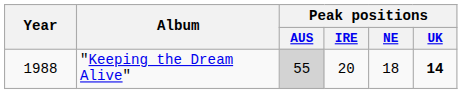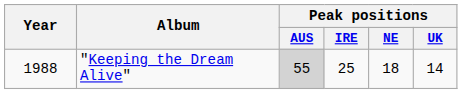(346, 69) 20 -> (346, 69) 25
(435, 69) bold -> (435, 69) normal
